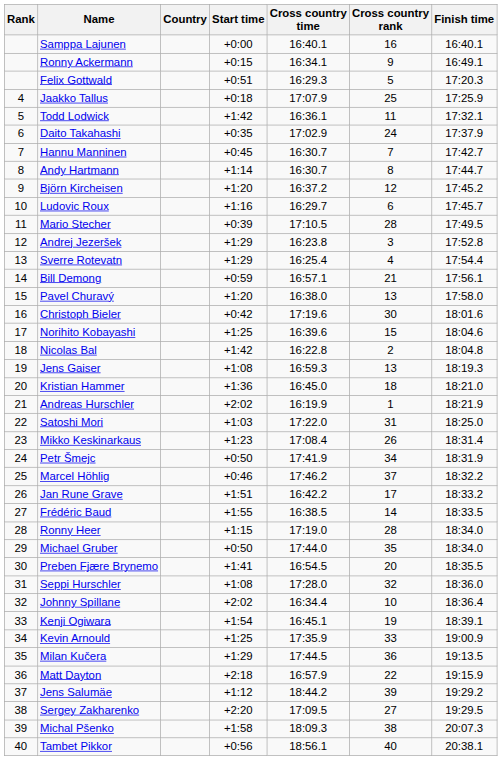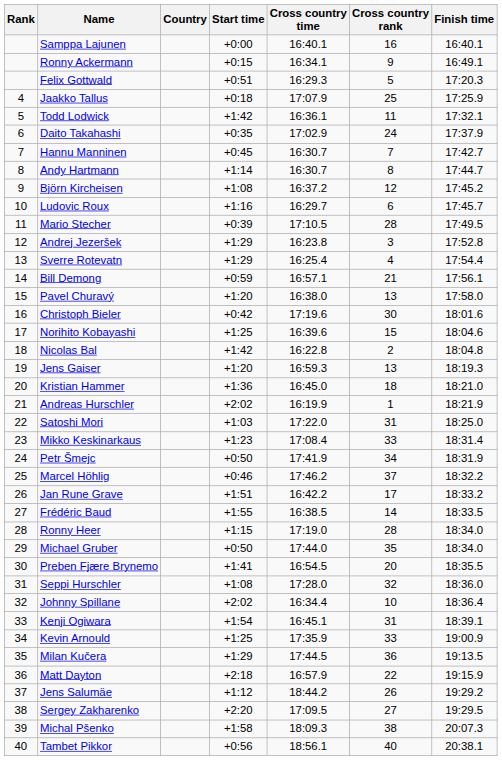(238, 188) +1:20 -> (238, 188) +1:08
(238, 368) +1:08 -> (238, 368) +1:20
(390, 440) 26 -> (390, 440) 33
(390, 620) 19 -> (390, 620) 31
(390, 692) 39 -> (390, 692) 26
